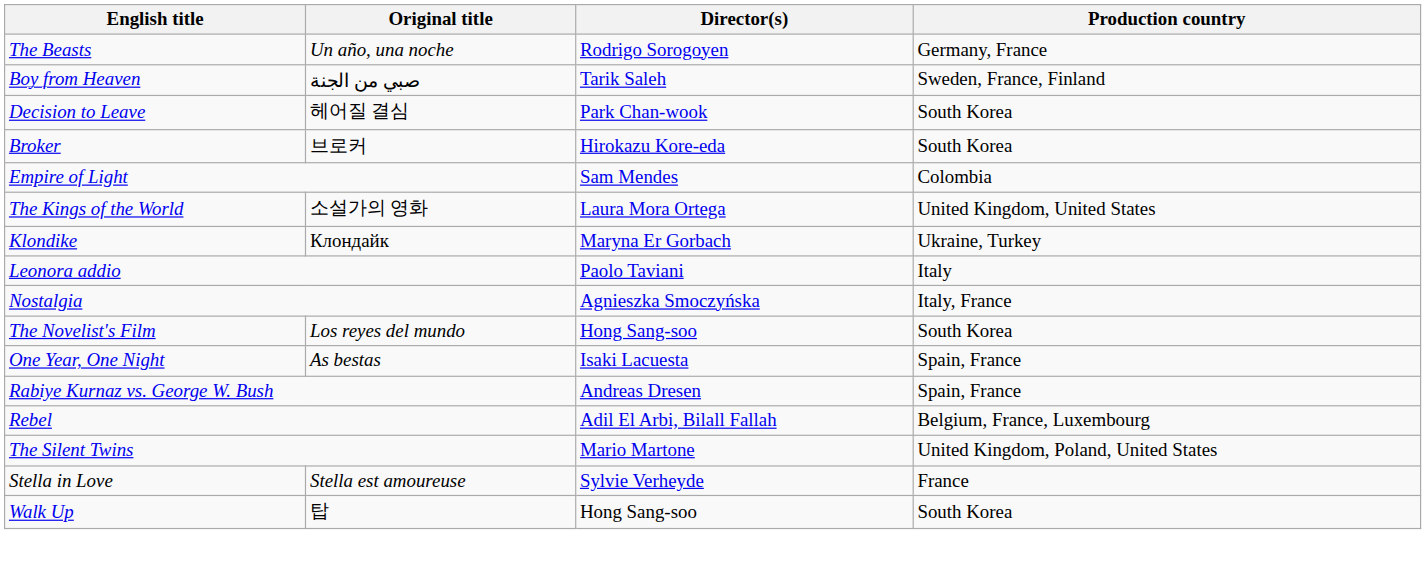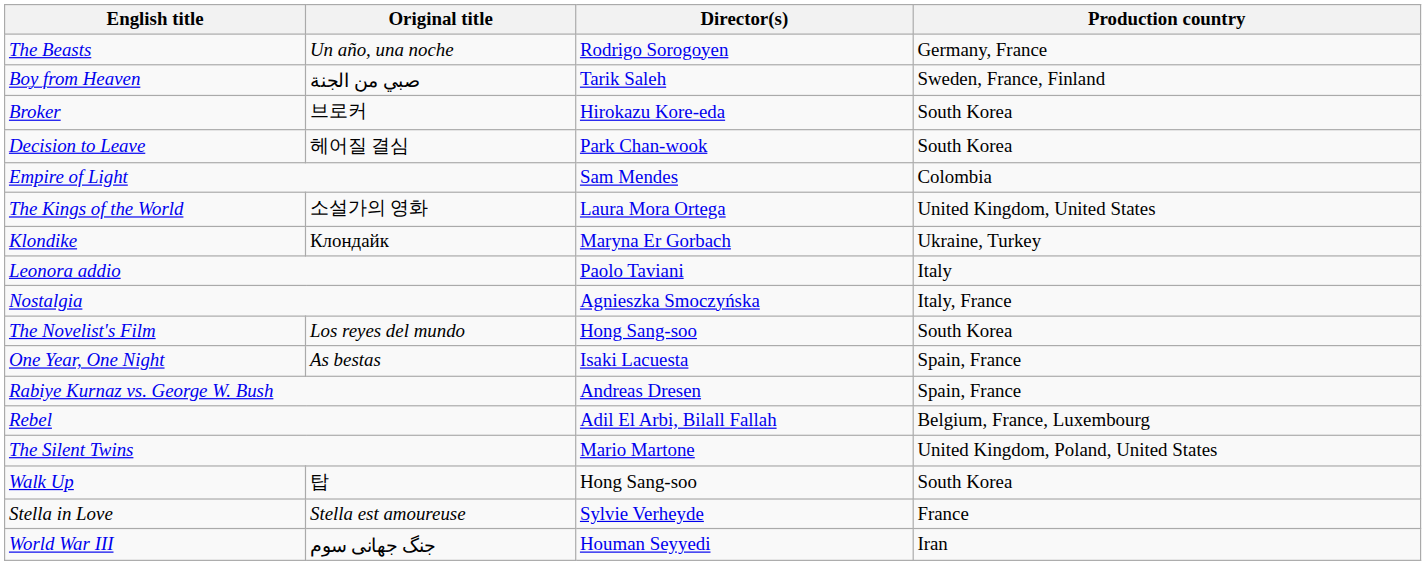rows swapped: (35, 145) <-> (77, 112)
rows swapped: (61, 480) <-> (41, 512)
+ row: (61, 544)
